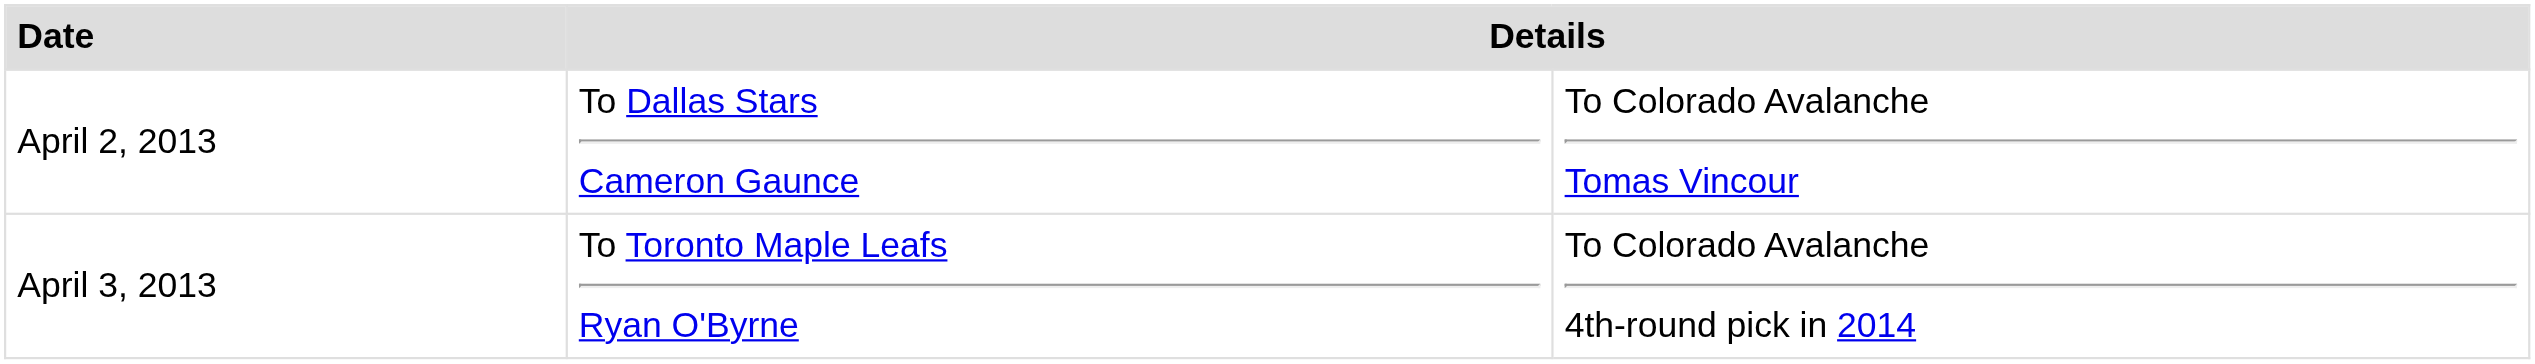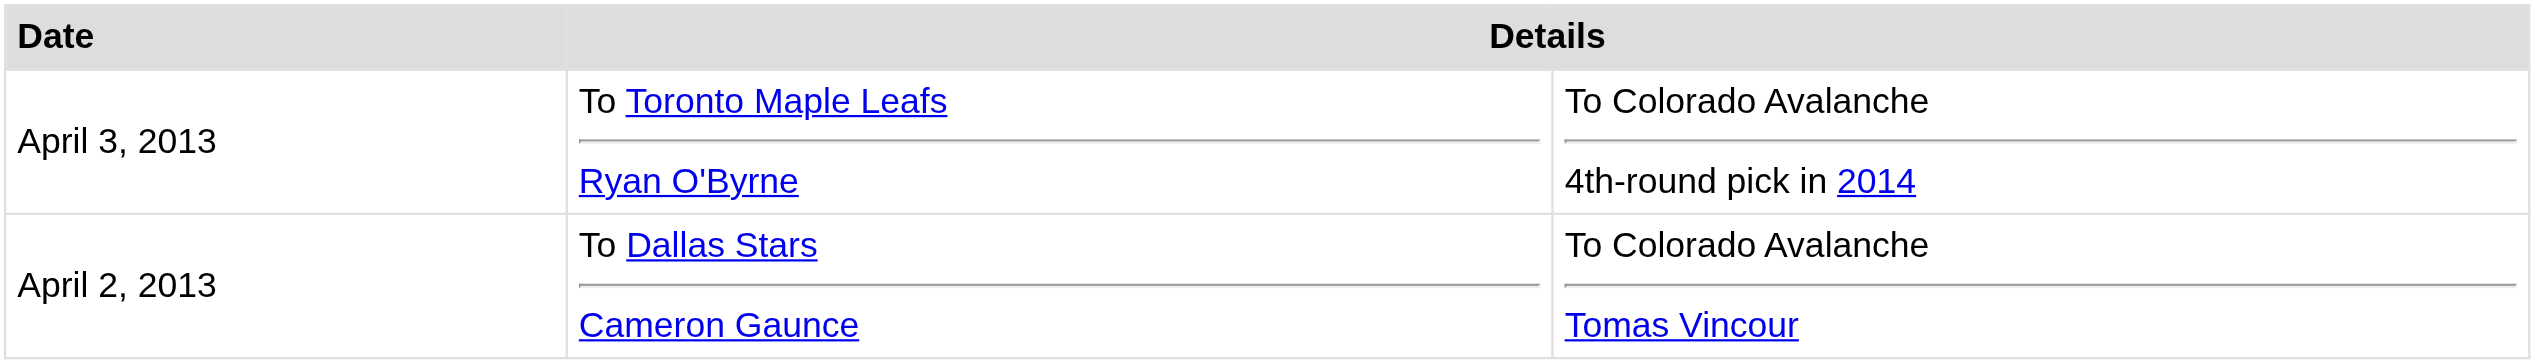rows swapped: (117, 141) <-> (117, 285)
